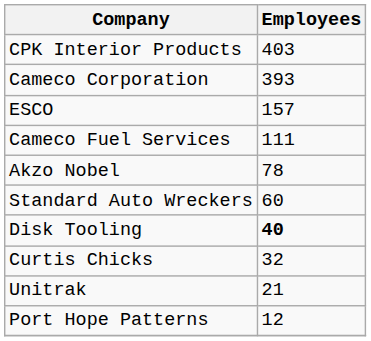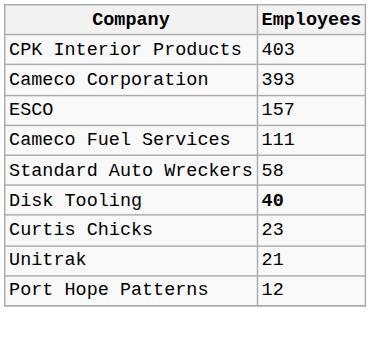- row: (64, 170)
(273, 200) 60 -> (273, 170) 58
(273, 260) 32 -> (273, 230) 23
